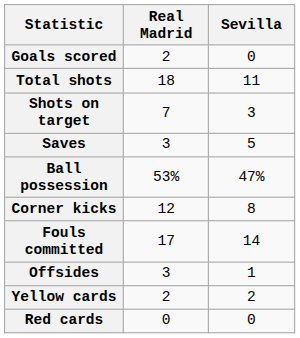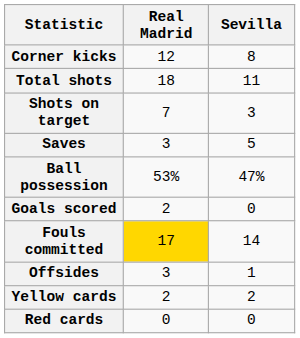rows swapped: (64, 57) <-> (64, 209)
(166, 241) no background -> (166, 241) gold background
